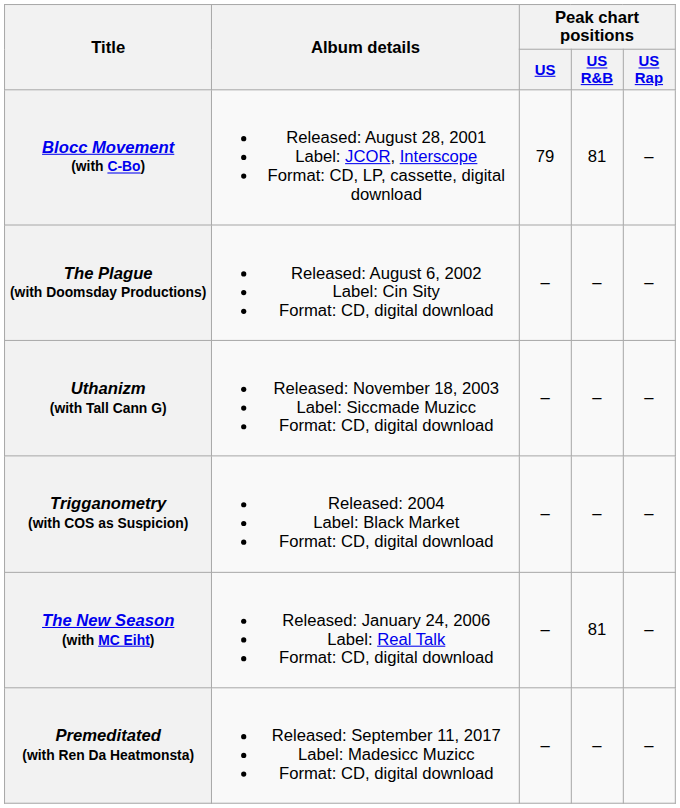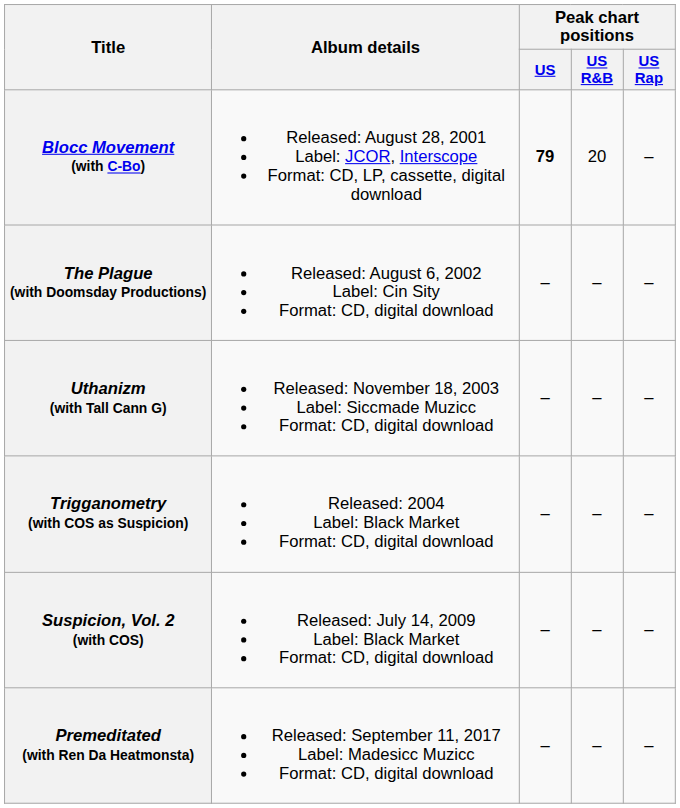(545, 157) normal -> (545, 157) bold
(597, 157) 81 -> (597, 157) 20
- row: (108, 629)
+ row: (108, 629)
